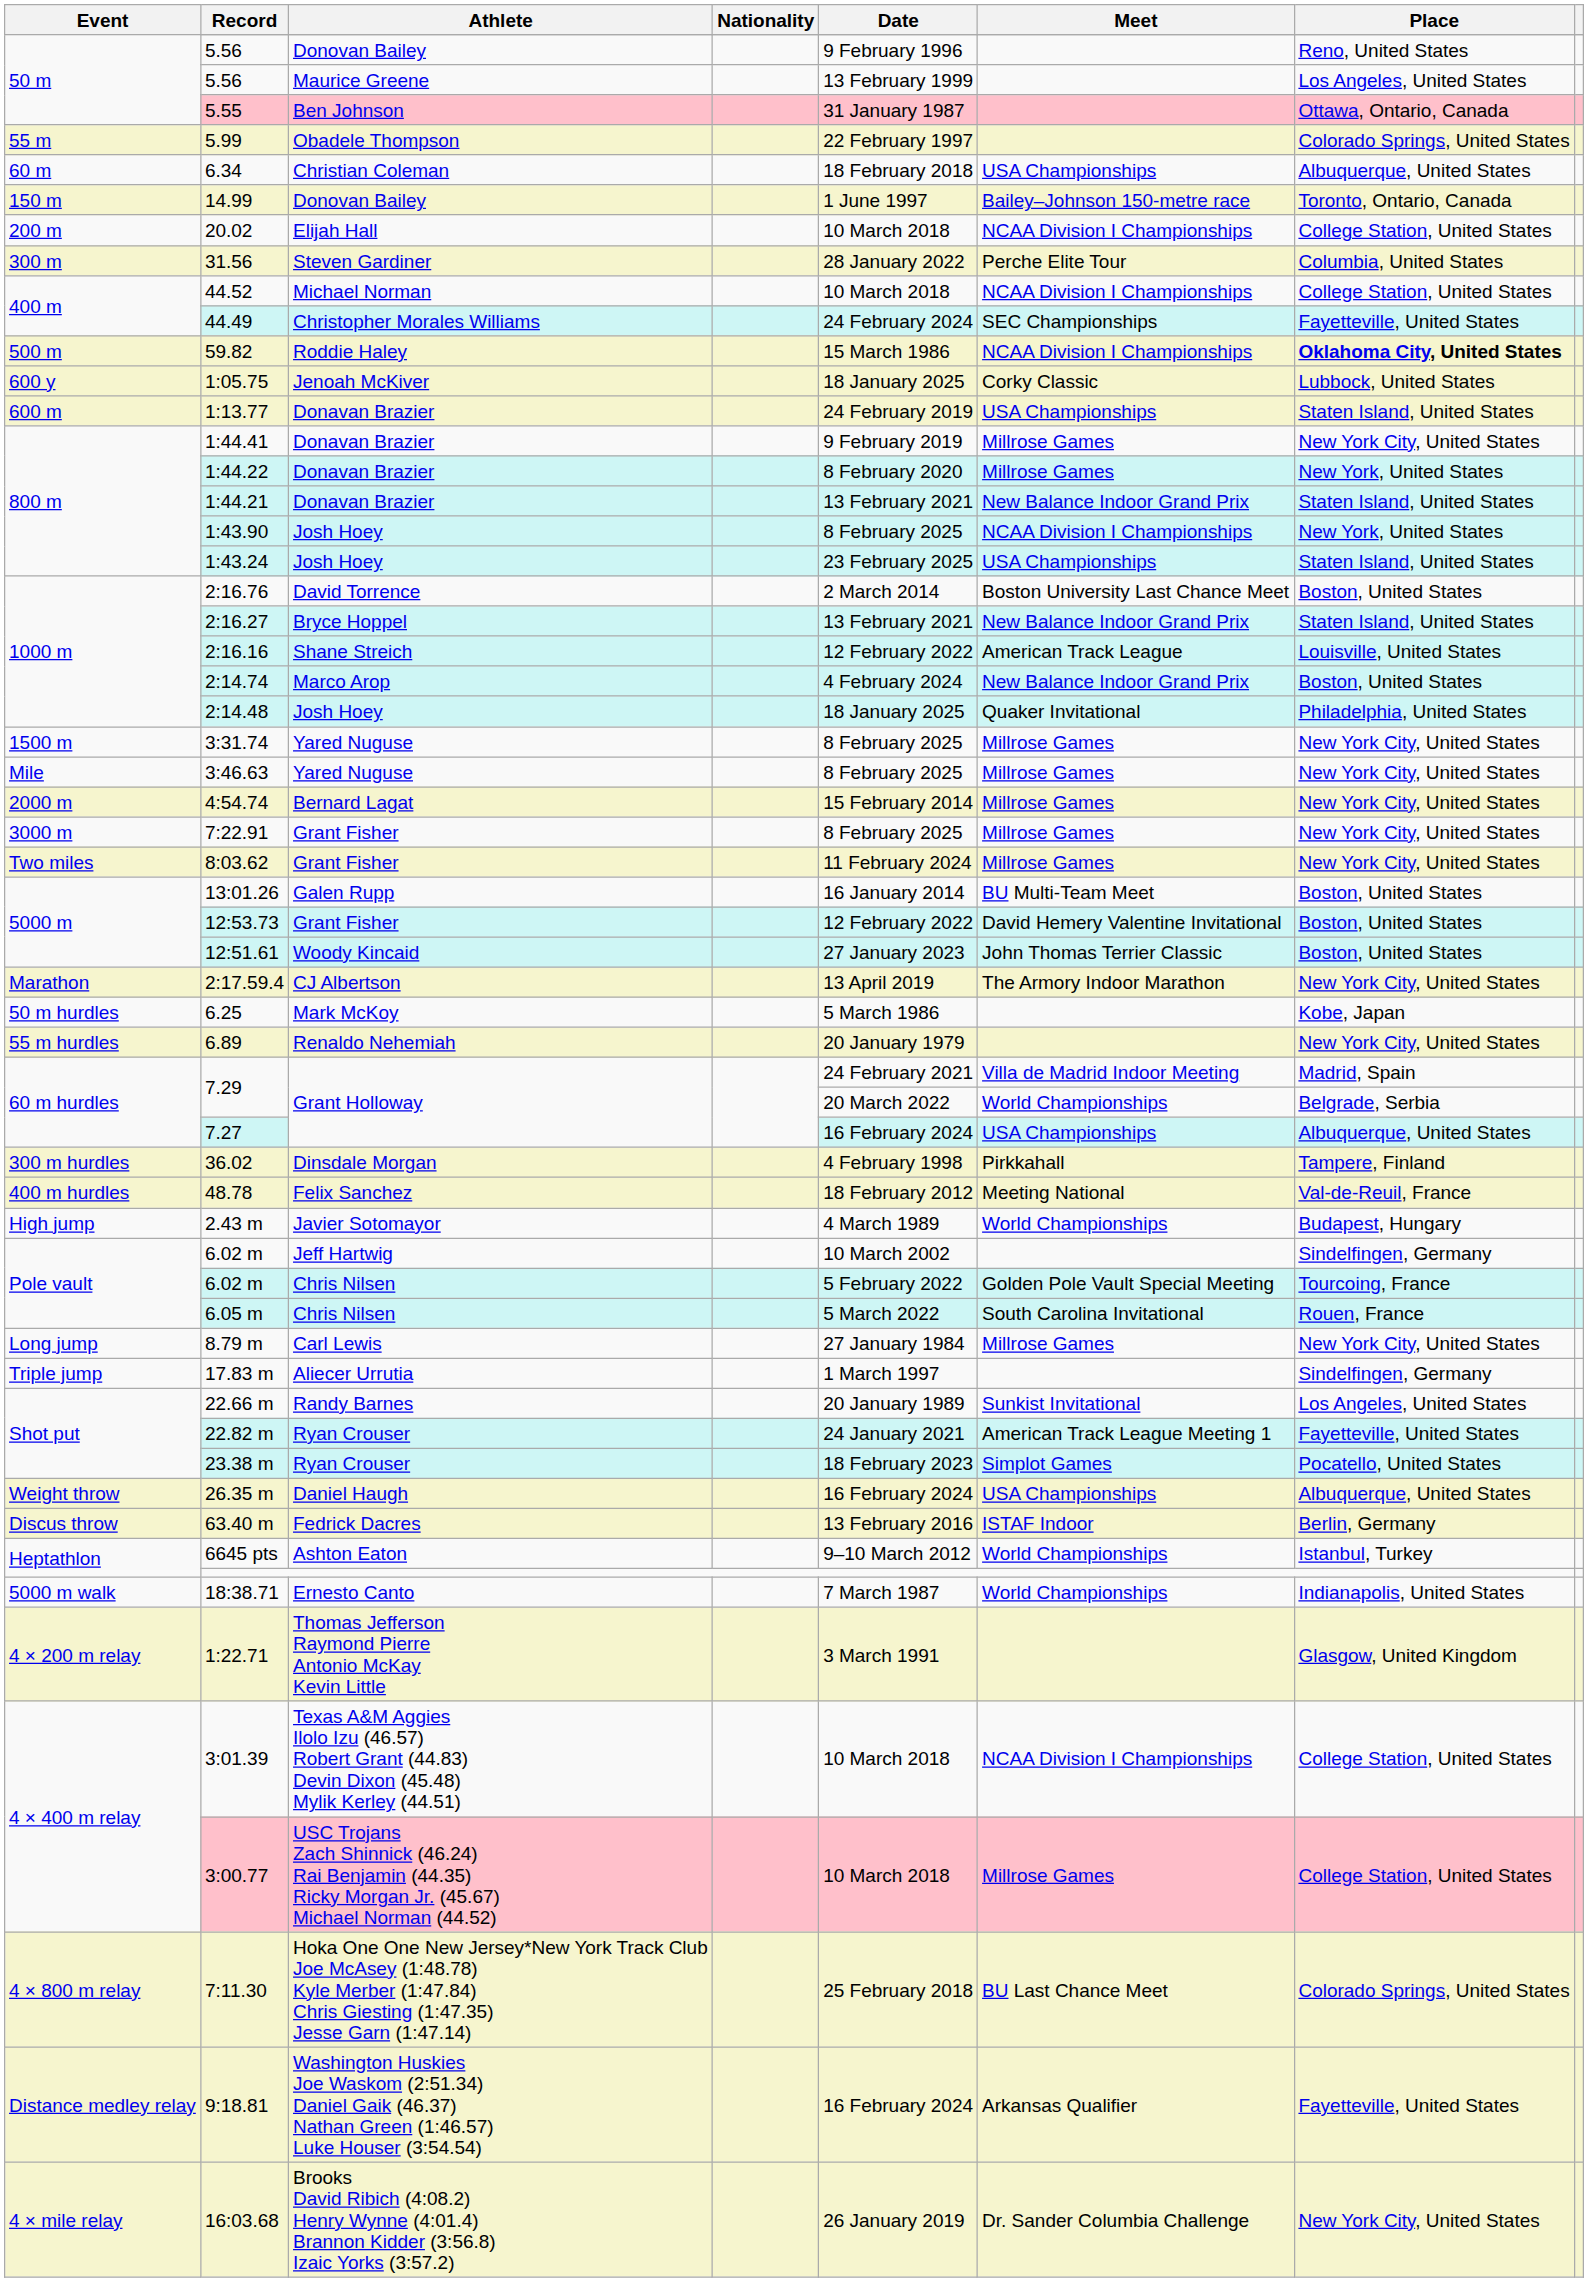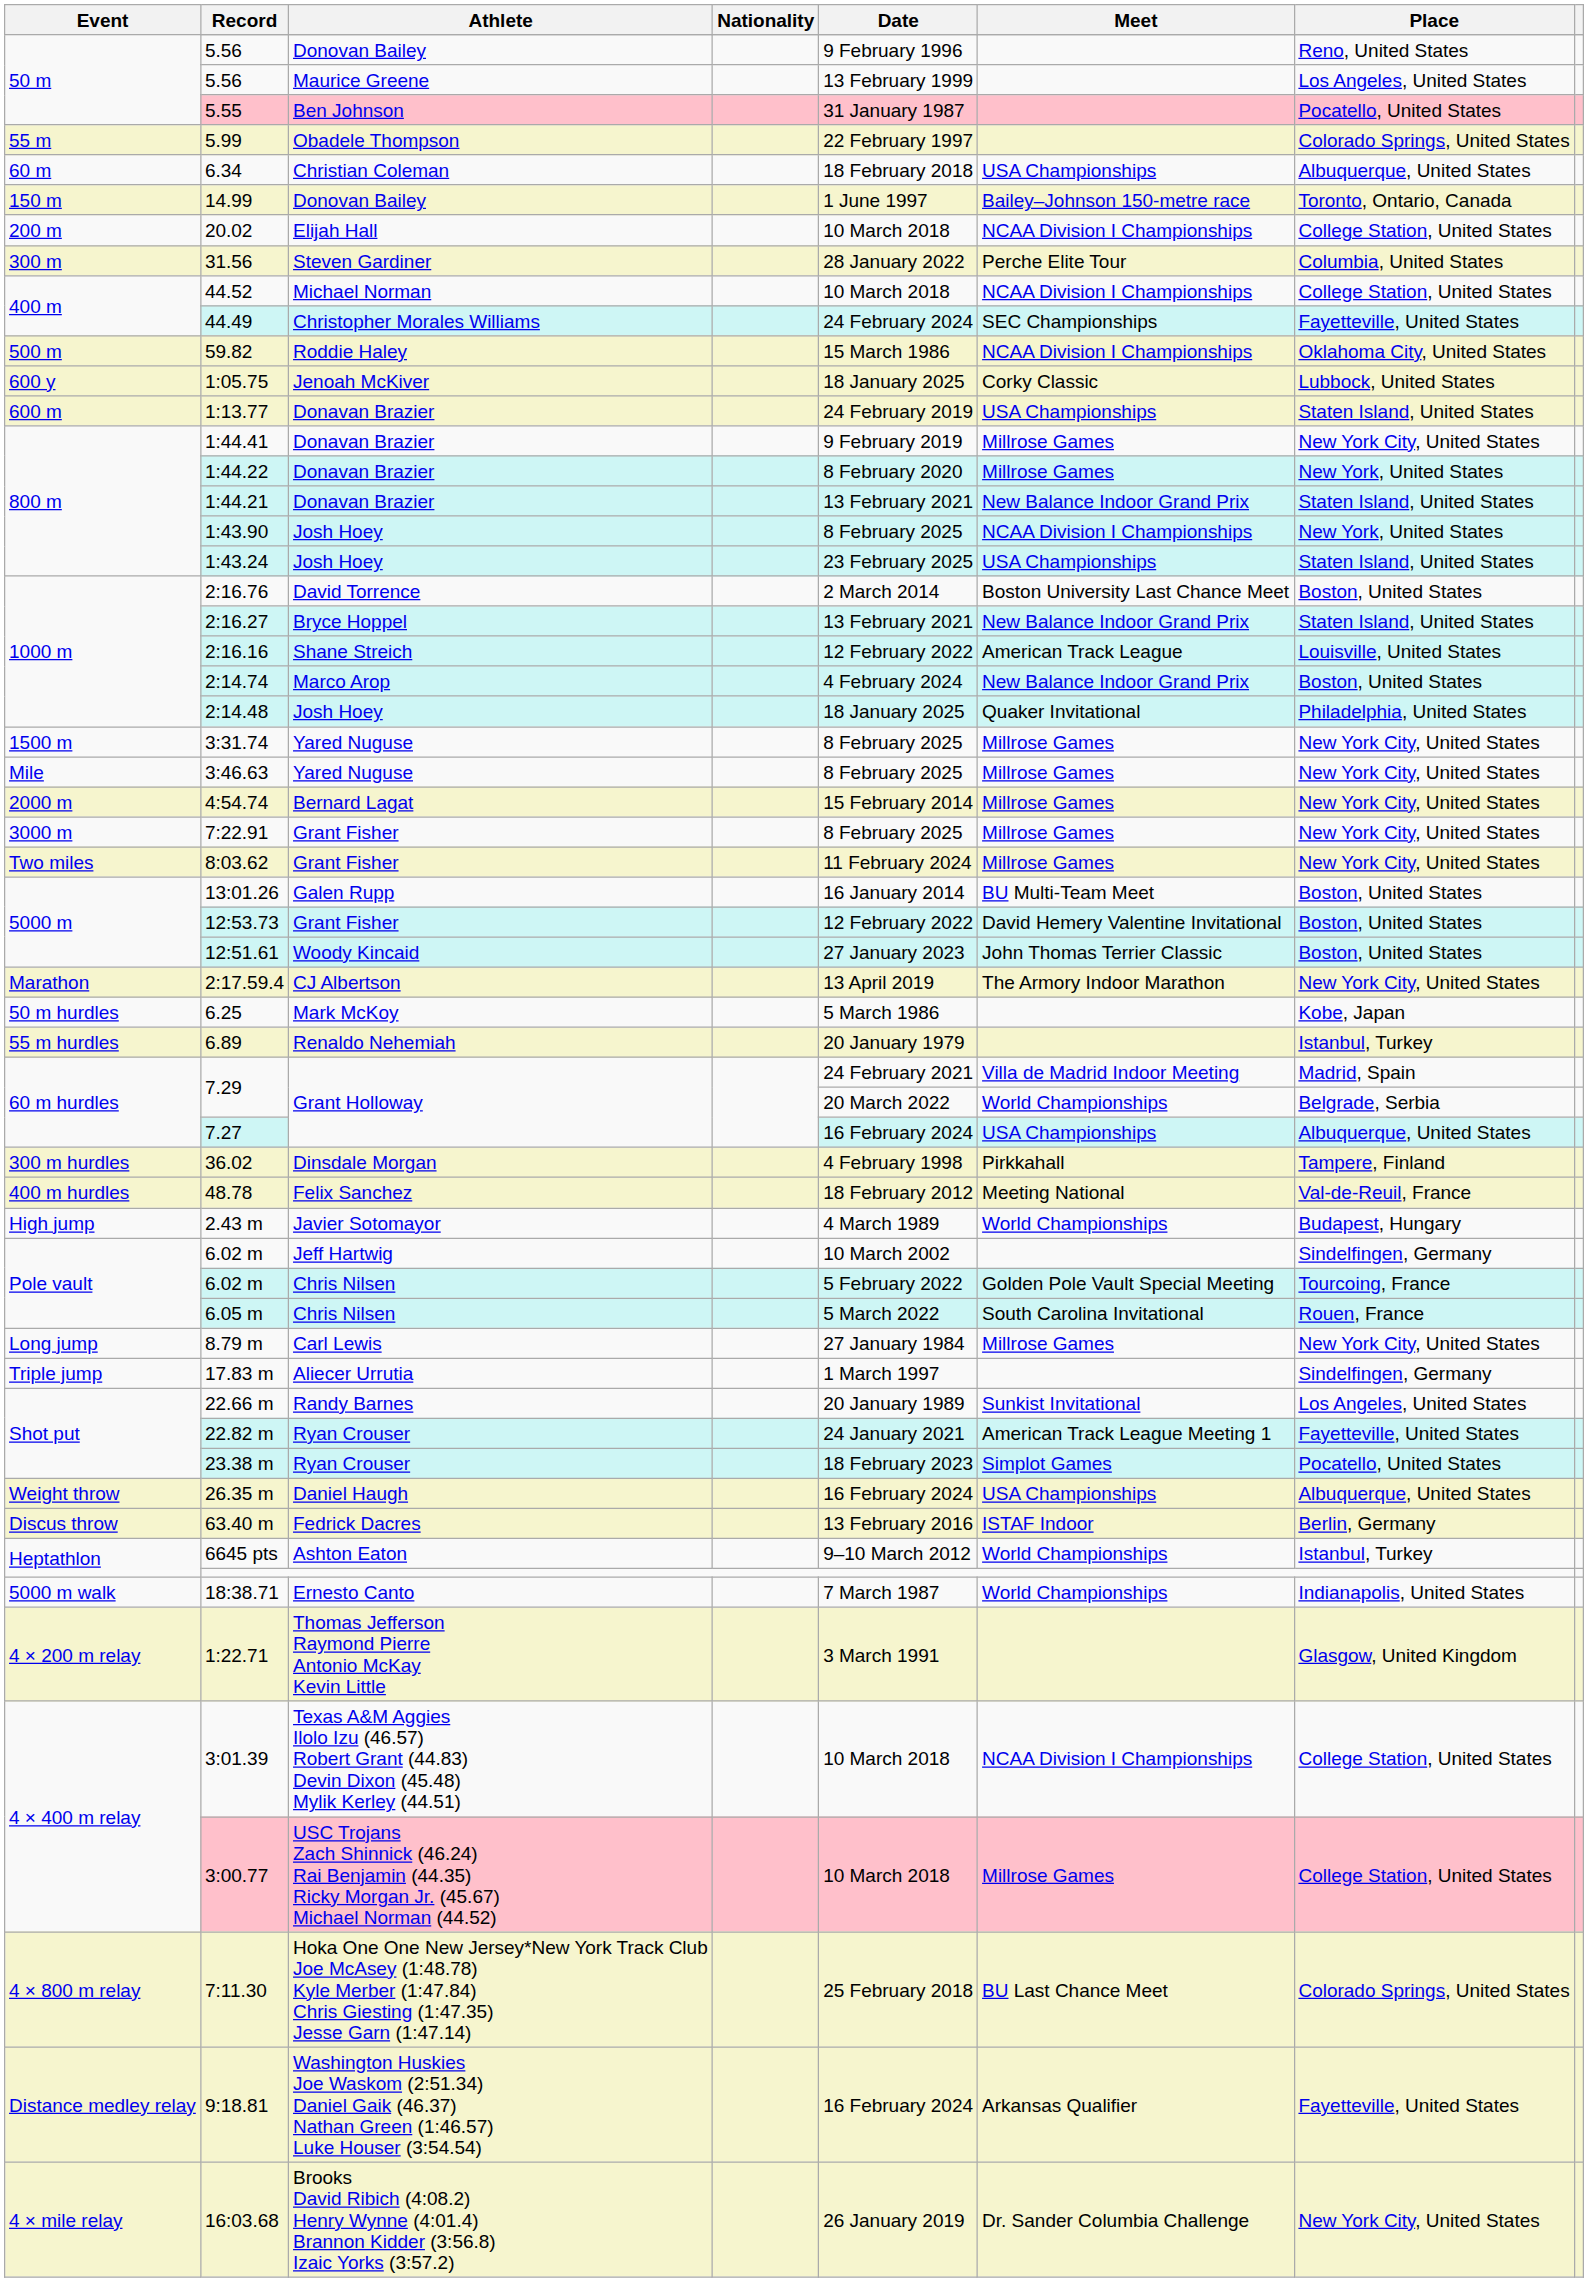(1403, 110) Ottawa, Ontario, Canada -> (1400, 110) Pocatello, United States
(1430, 351) bold -> (1422, 351) normal
(1419, 1043) New York City, United States -> (1365, 1043) Istanbul, Turkey
